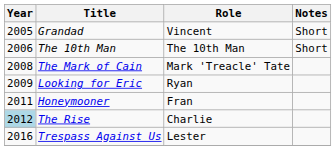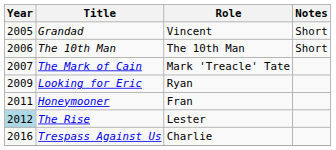(20, 66) 2008 -> (20, 66) 2007
(189, 119) Charlie -> (186, 119) Lester
(186, 136) Lester -> (189, 136) Charlie
